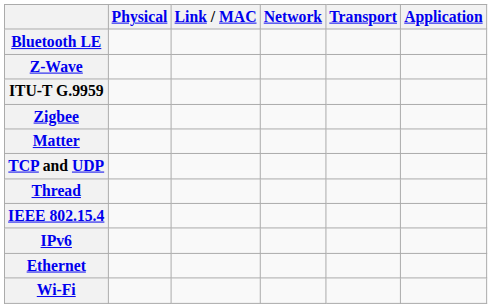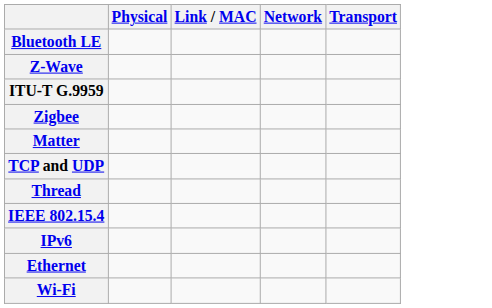- column: (443, 16)
